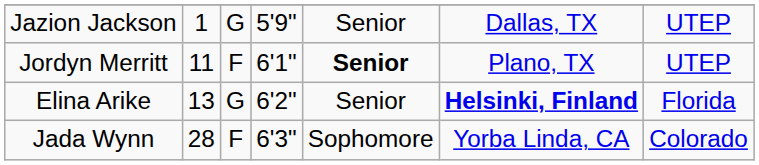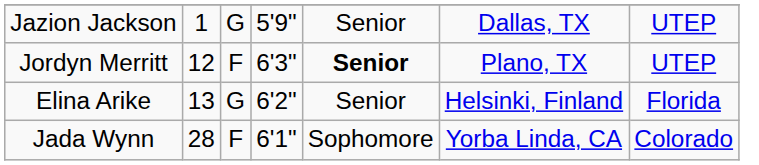(201, 62) 11 -> (201, 62) 12
(276, 62) 6'1" -> (276, 62) 6'3"
(541, 100) bold -> (534, 100) normal
(276, 139) 6'3" -> (276, 139) 6'1"
